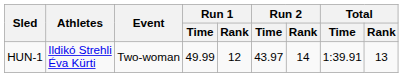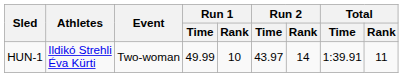(234, 57) 12 -> (234, 57) 10
(381, 57) 13 -> (381, 57) 11
